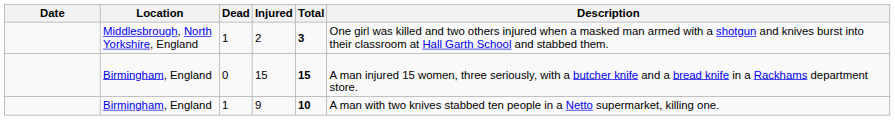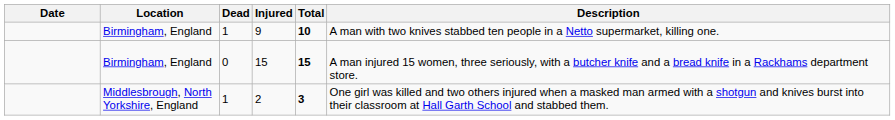rows swapped: (258, 105) <-> (258, 37)
